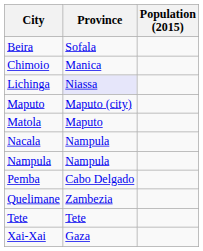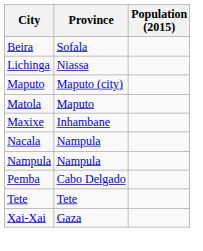- row: (28, 65)
(81, 84) lavender background -> (73, 65) no background
+ row: (25, 122)
- row: (33, 198)
